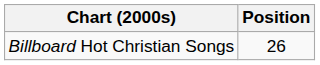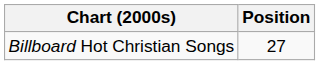(276, 45) 26 -> (276, 45) 27
